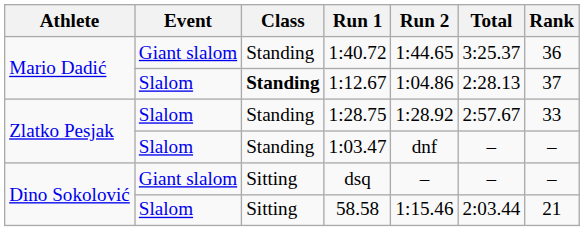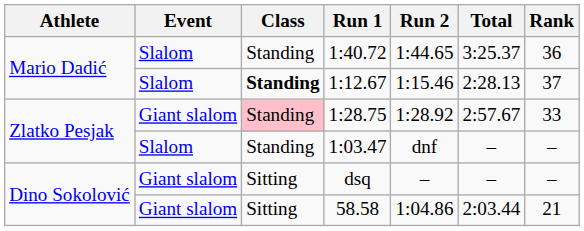(188, 52) Giant slalom -> (166, 52) Slalom
(424, 83) 1:04.86 -> (424, 83) 1:15.46
(166, 115) Slalom -> (188, 115) Giant slalom
(280, 115) no background -> (280, 115) pink background
(166, 210) Slalom -> (188, 210) Giant slalom
(424, 210) 1:15.46 -> (424, 210) 1:04.86
